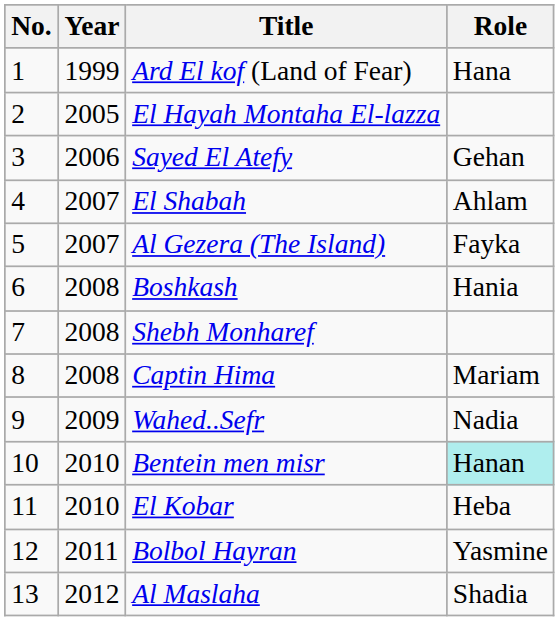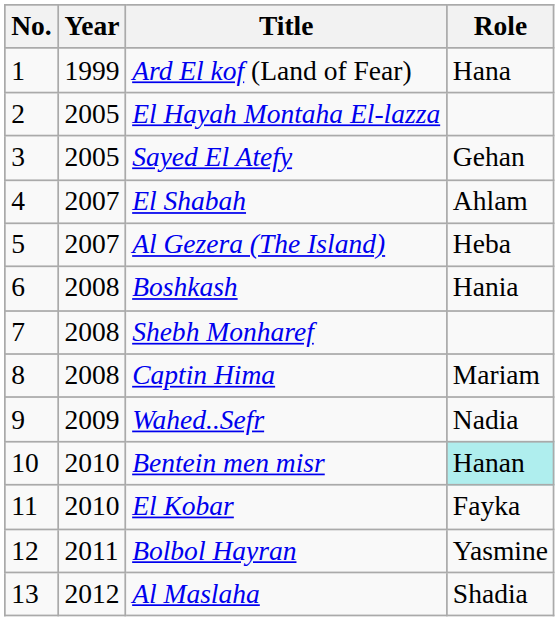(92, 157) 2006 -> (92, 157) 2005
(487, 244) Fayka -> (482, 244) Heba
(482, 506) Heba -> (487, 506) Fayka
